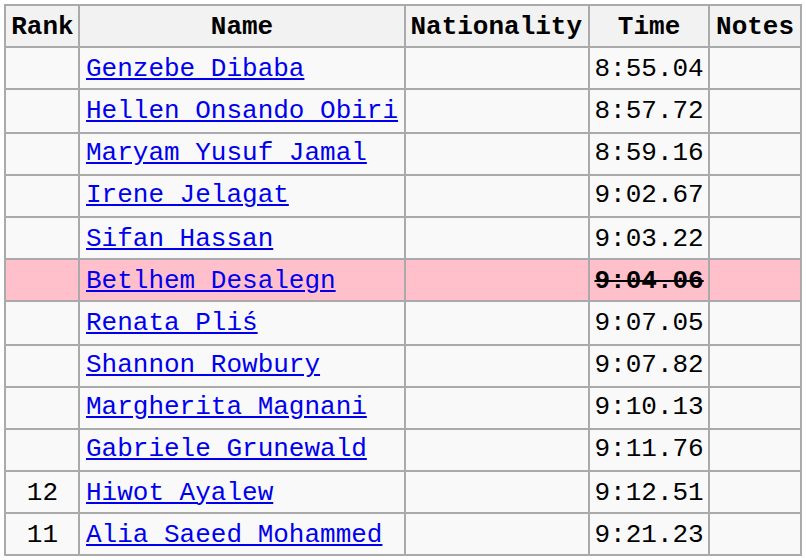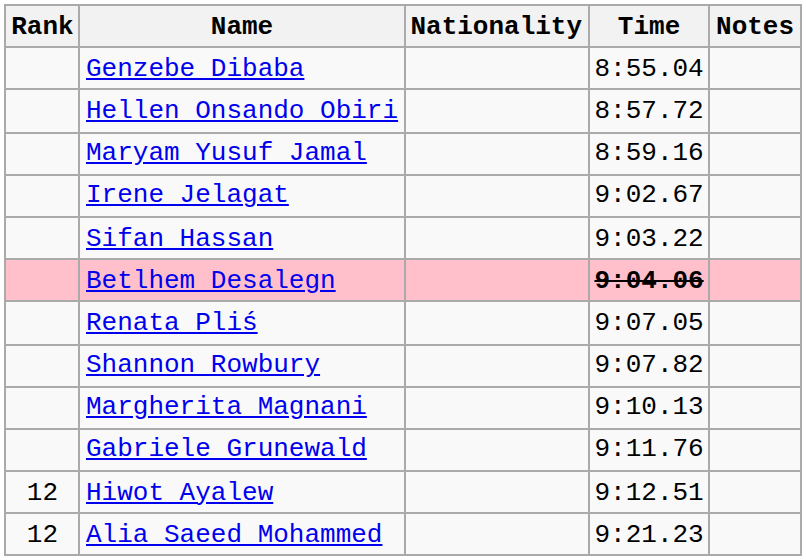(42, 535) 11 -> (42, 535) 12
